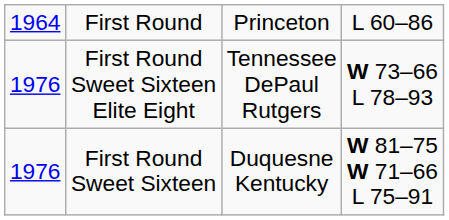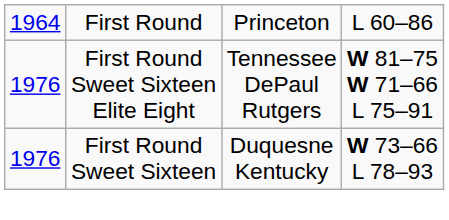(393, 84) W 73–66 L 78–93 -> (393, 84) W 81–75 W 71–66 L 75–91
(393, 171) W 81–75 W 71–66 L 75–91 -> (393, 158) W 73–66 L 78–93
